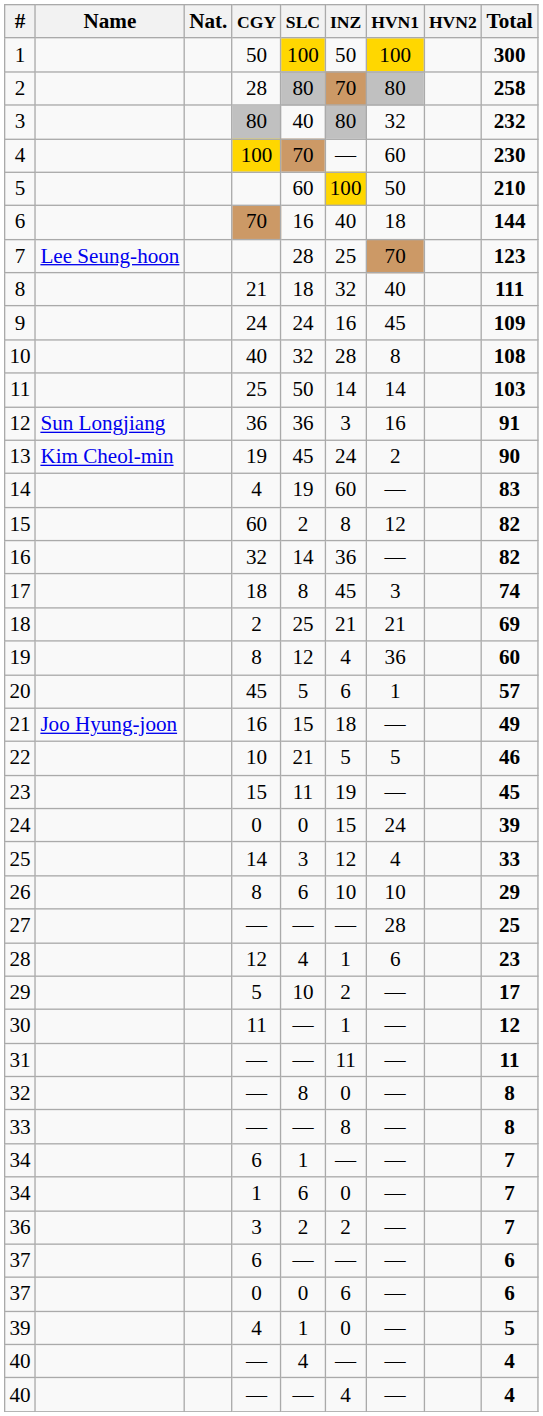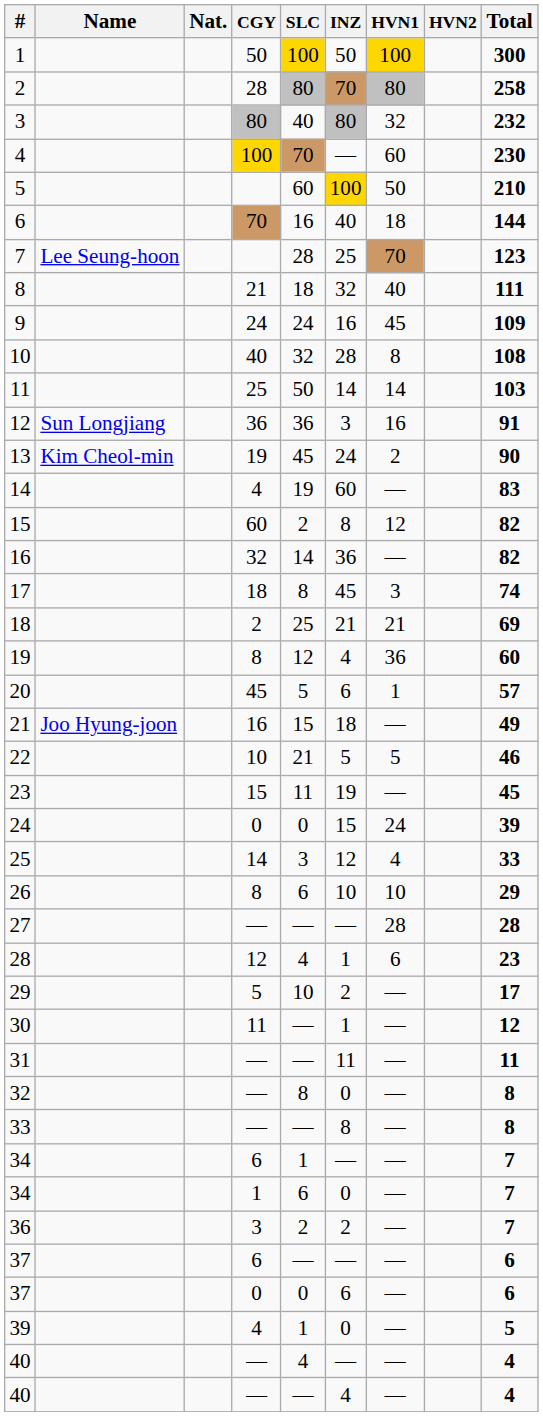(510, 925) 25 -> (510, 925) 28
